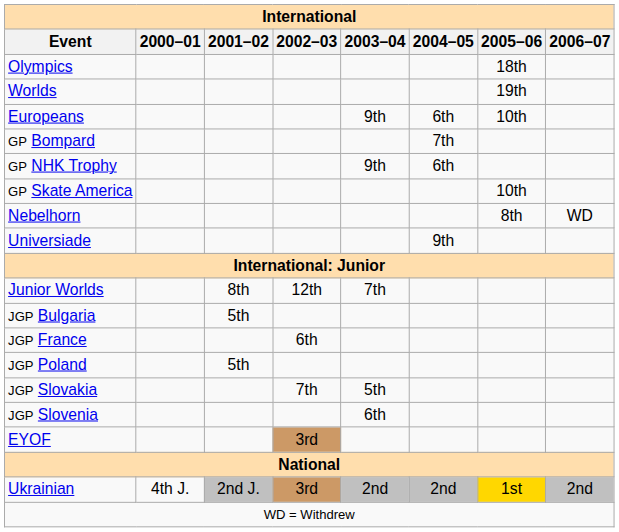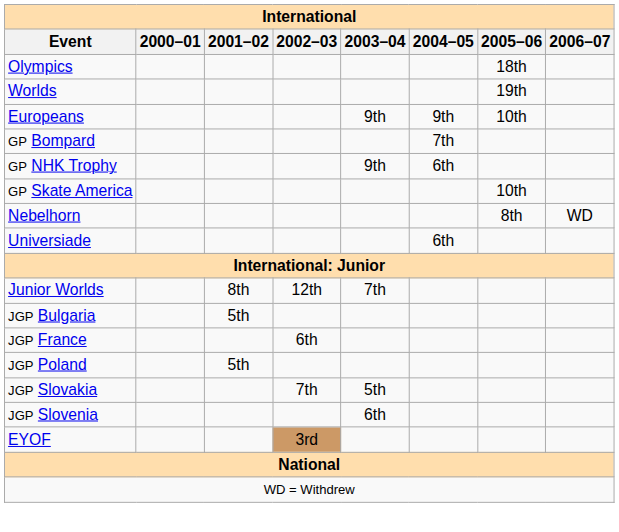(443, 116) 6th -> (443, 116) 9th
(443, 240) 9th -> (443, 240) 6th
- row: (41, 489)
